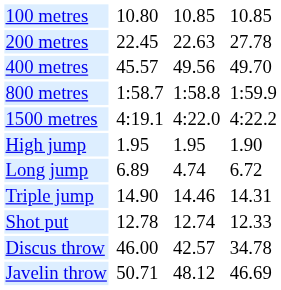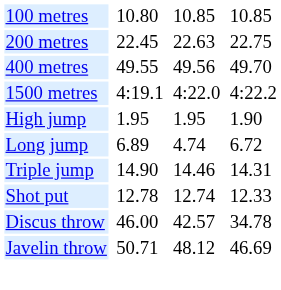(251, 41) 27.78 -> (251, 41) 22.75
(137, 67) 45.57 -> (137, 67) 49.55
- row: (47, 93)
